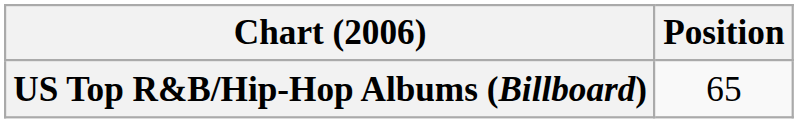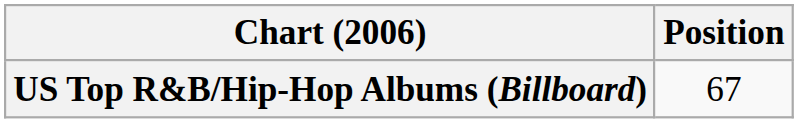(724, 88) 65 -> (724, 88) 67
